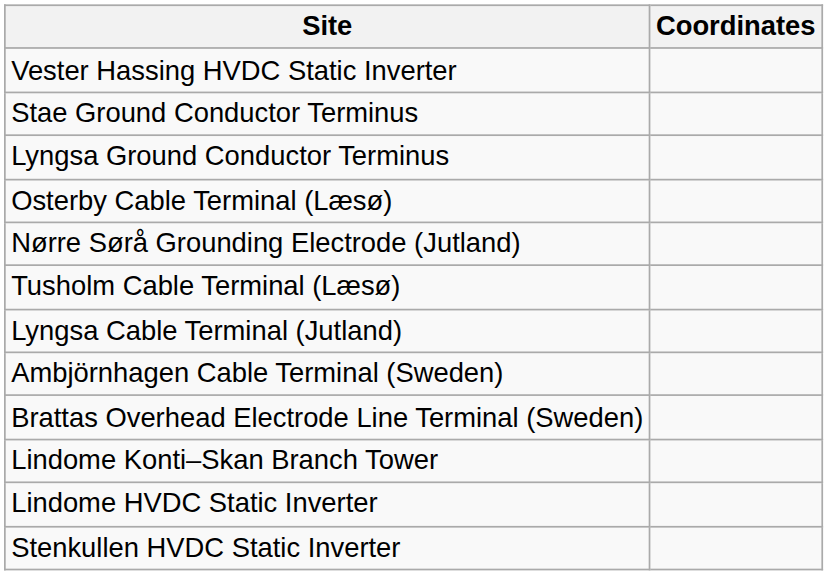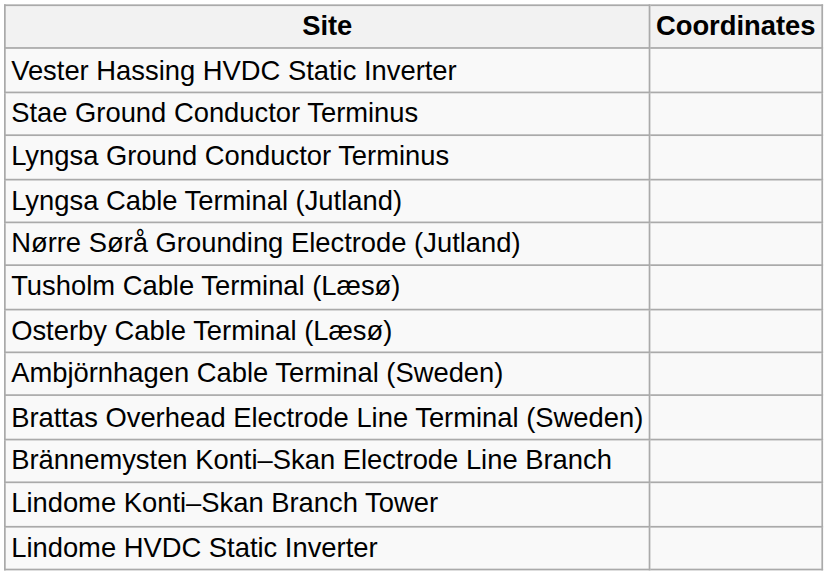rows swapped: (207, 330) <-> (202, 200)
+ row: (312, 460)
- row: (206, 547)
